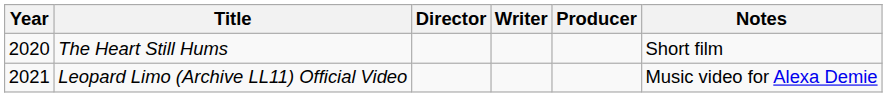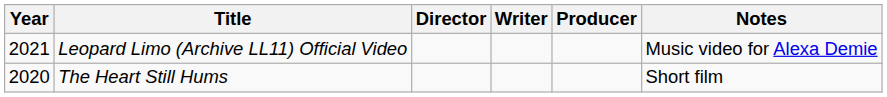rows swapped: (143, 48) <-> (233, 77)
